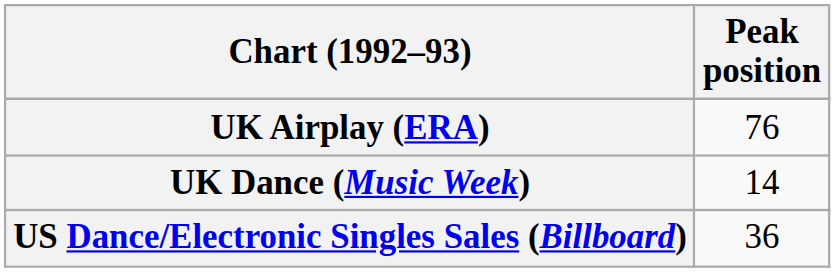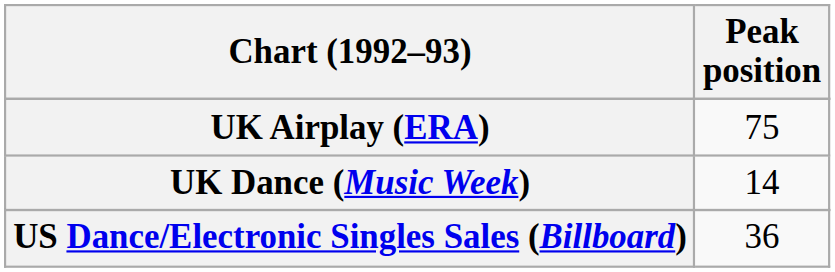(762, 126) 76 -> (762, 126) 75
